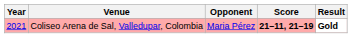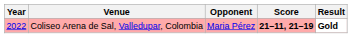(16, 26) 2021 -> (16, 26) 2022
